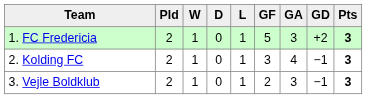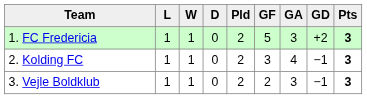columns swapped: (169, 15) <-> (243, 15)
